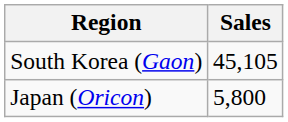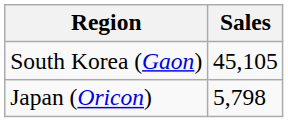(240, 97) 5,800 -> (240, 97) 5,798
